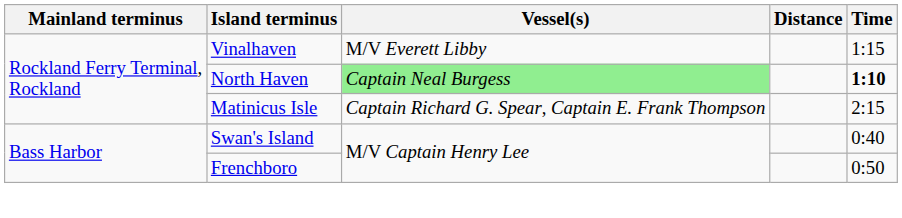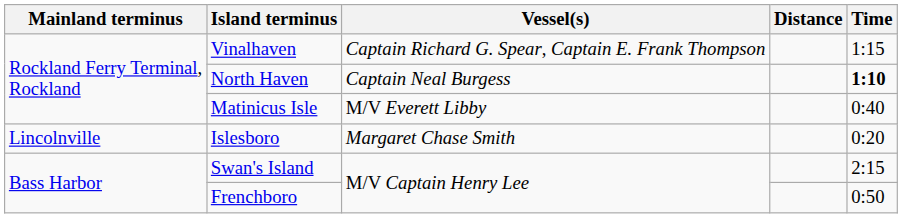(416, 49) M/V Everett Libby -> (556, 49) Captain Richard G. Spear, Captain E. Frank Thompson
(428, 78) lightgreen background -> (428, 78) no background
(556, 108) Captain Richard G. Spear, Captain E. Frank Thompson -> (416, 108) M/V Everett Libby
(868, 108) 2:15 -> (868, 108) 0:40
+ row: (245, 138)
(868, 138) 0:40 -> (868, 167) 2:15
